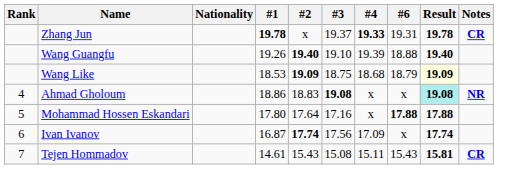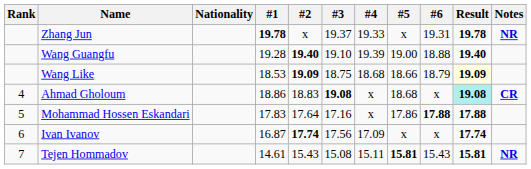+ column: (404, 14)
(371, 34) bold -> (371, 34) normal
(476, 34) CR -> (509, 34) NR
(272, 54) 19.26 -> (272, 54) 19.28
(476, 94) NR -> (509, 94) CR
(272, 114) 17.80 -> (272, 114) 17.83
(476, 154) CR -> (509, 154) NR
